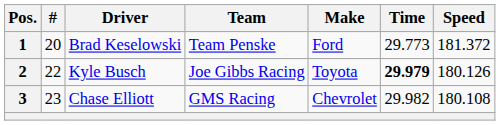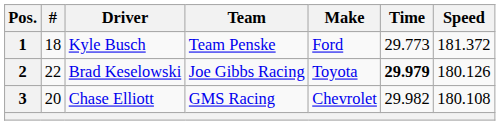(53, 45) 20 -> (53, 45) 18
(125, 45) Brad Keselowski -> (107, 45) Kyle Busch
(107, 72) Kyle Busch -> (125, 72) Brad Keselowski
(53, 99) 23 -> (53, 99) 20
